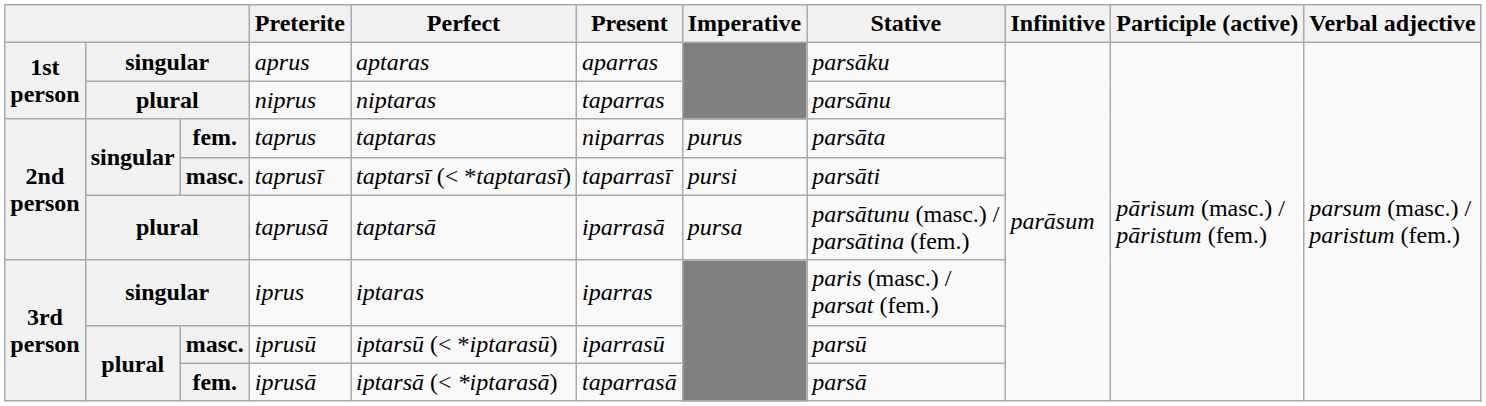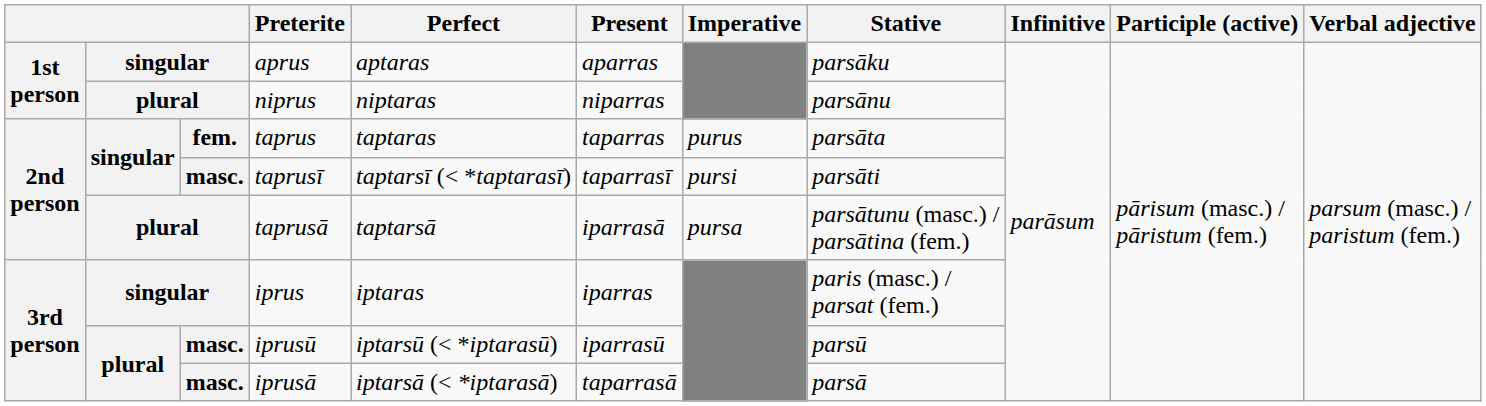(623, 99) taparras -> (623, 99) niparras
(623, 137) niparras -> (623, 137) taparras
(215, 382) fem. -> (215, 382) masc.
